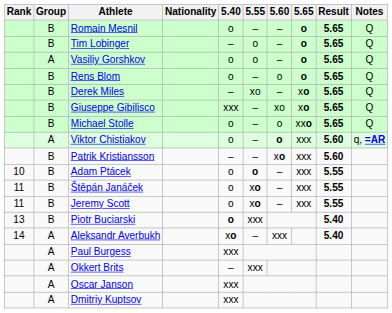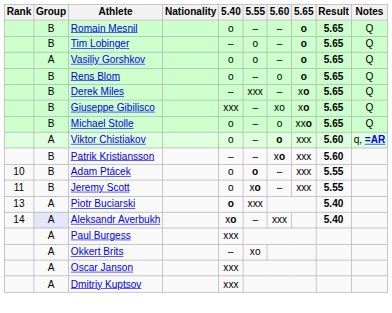(255, 92) xo -> (255, 92) xxx
- row: (107, 188)
(51, 220) B -> (51, 204) A
(51, 236) no background -> (51, 220) lavender background
(255, 268) xxx -> (255, 252) xo
